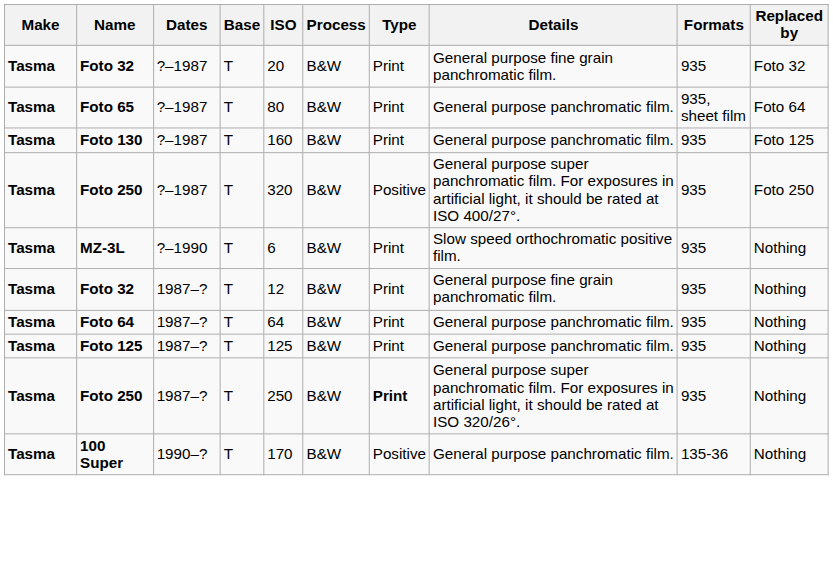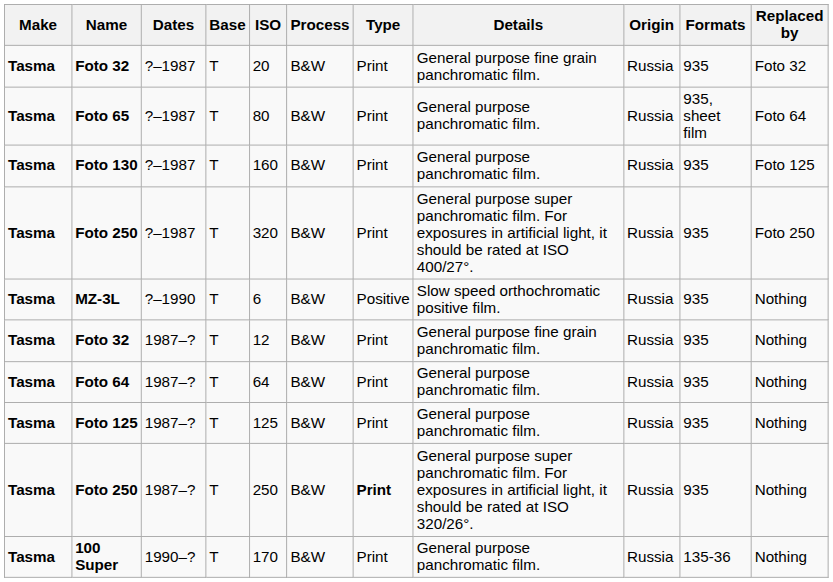+ column: (652, 25)
(399, 189) Positive -> (372, 232) Print
(388, 248) Print -> (383, 299) Positive
(399, 454) Positive -> (372, 556) Print
